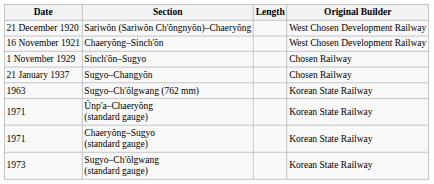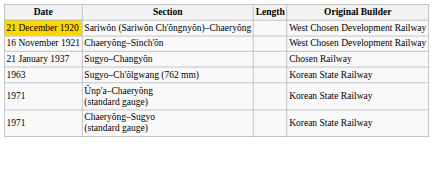(43, 28) no background -> (43, 28) gold background
- row: (115, 59)
- row: (122, 166)
